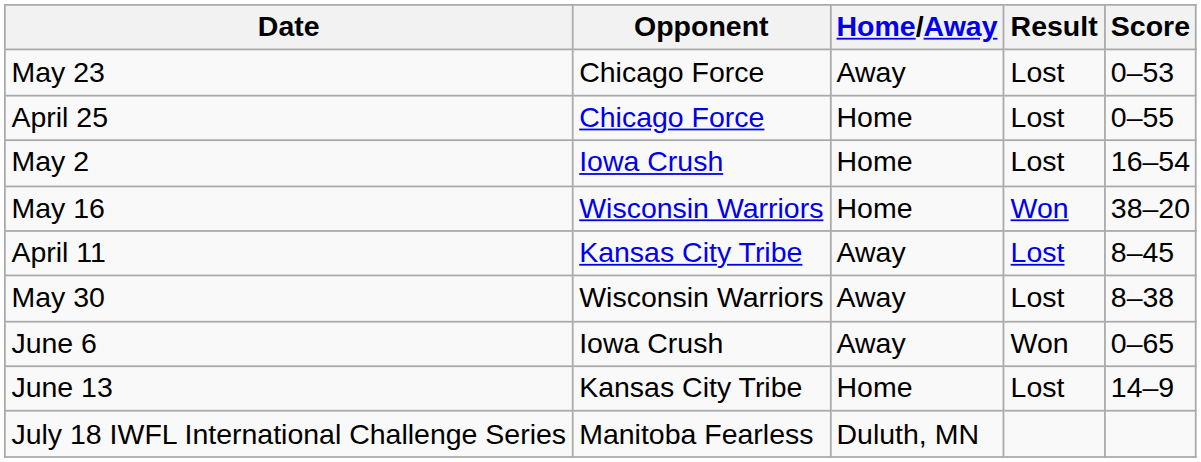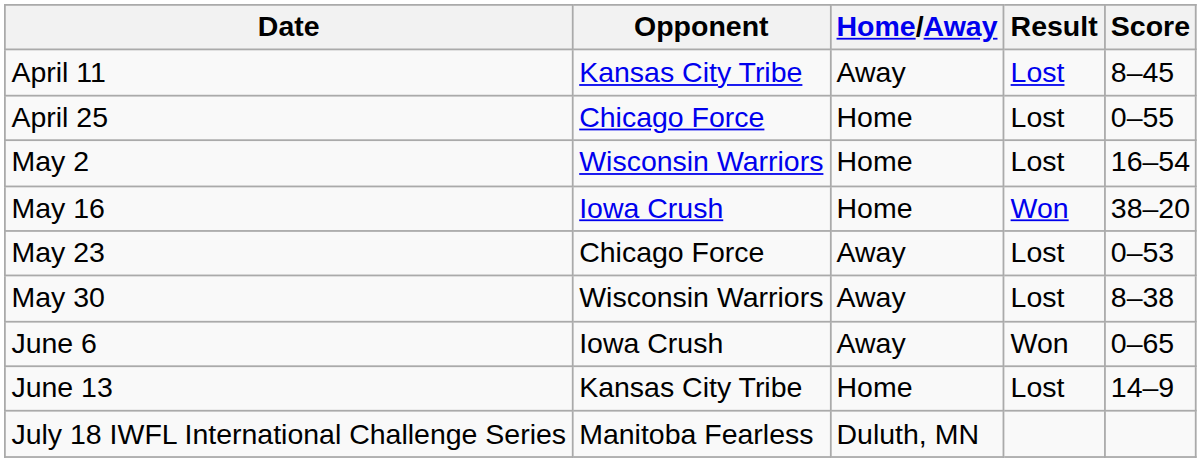rows swapped: (59, 252) <-> (58, 72)
(651, 162) Iowa Crush -> (701, 162) Wisconsin Warriors
(701, 207) Wisconsin Warriors -> (651, 207) Iowa Crush
